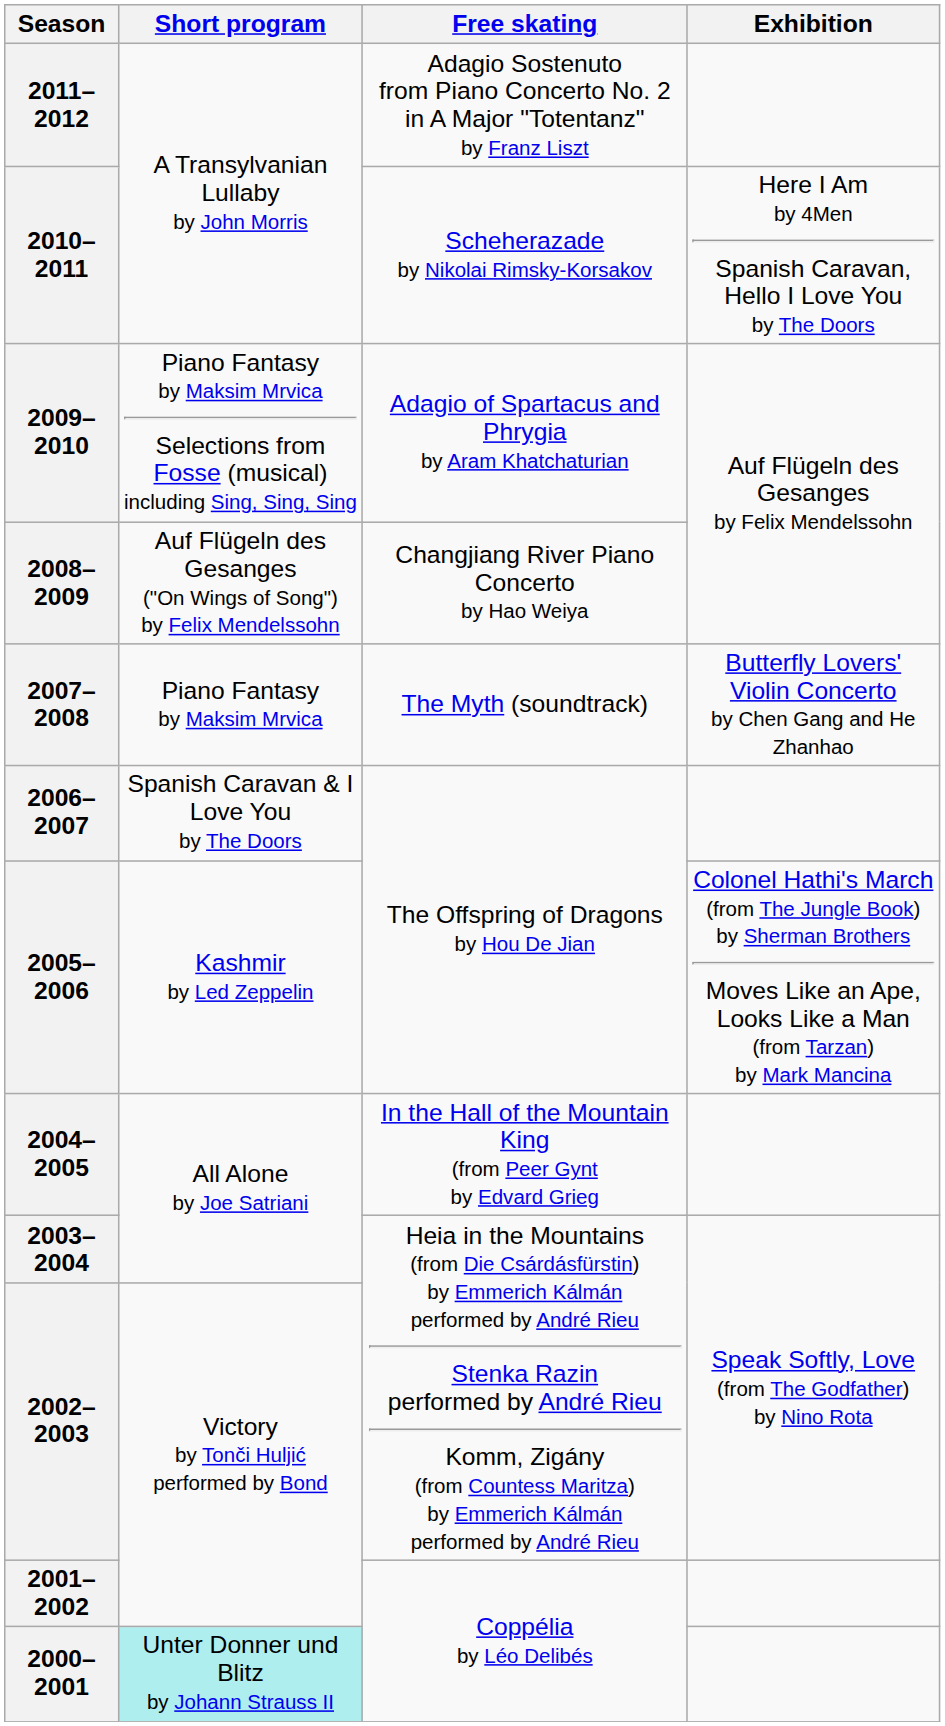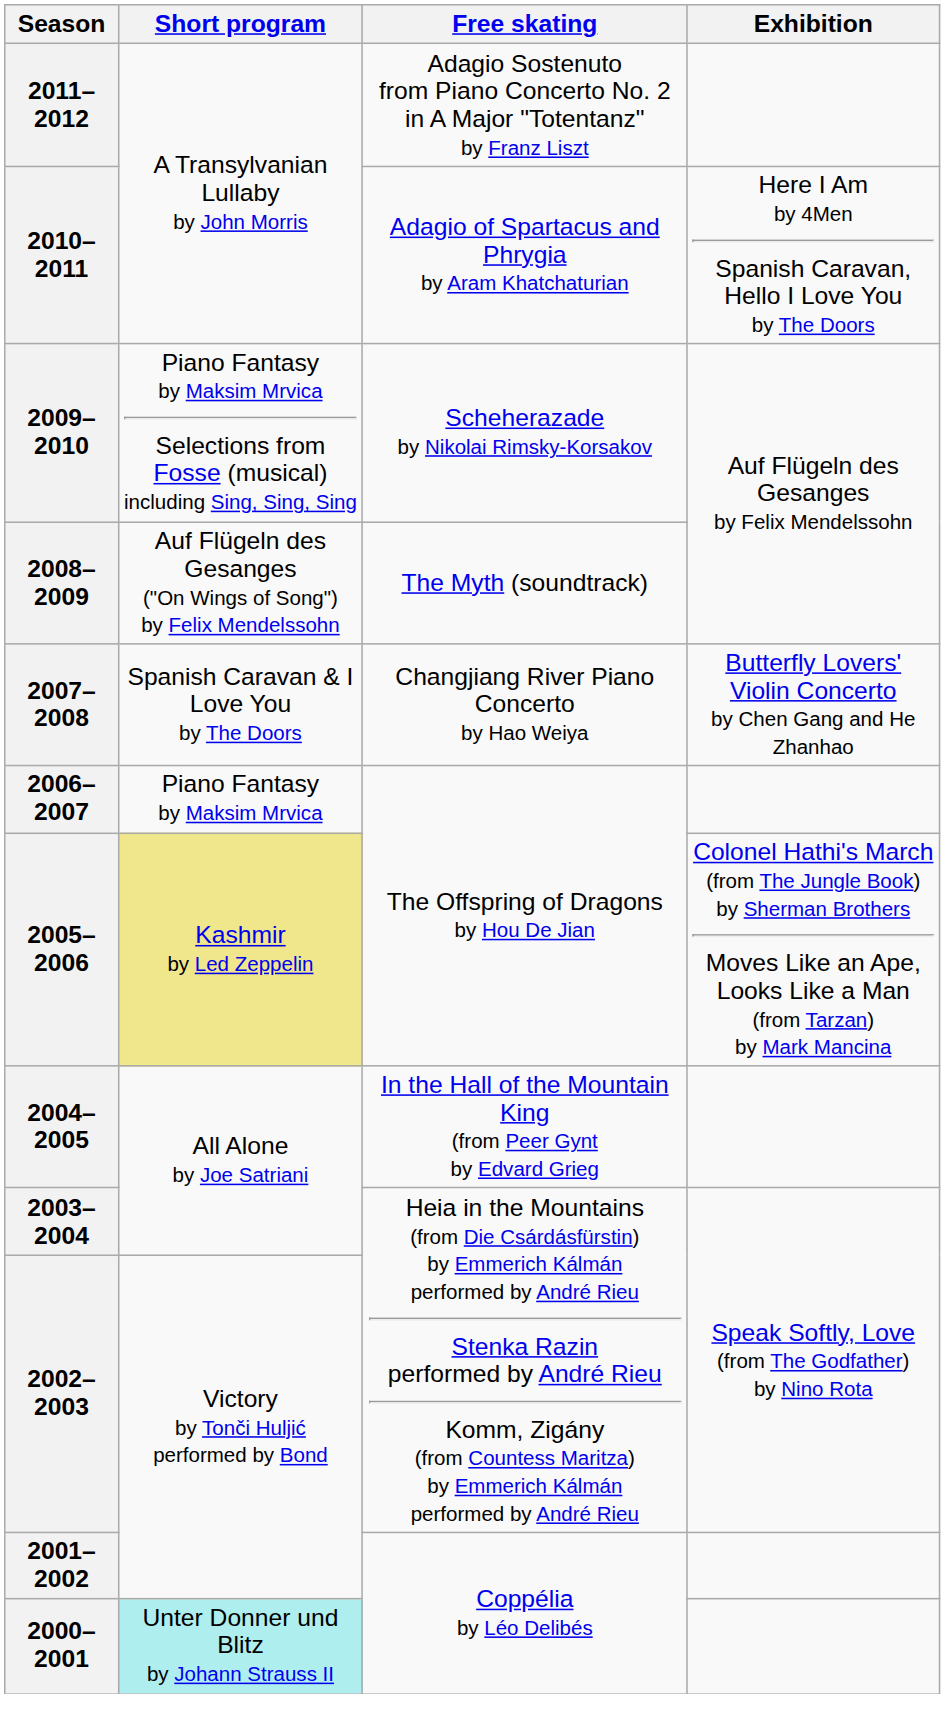(525, 254) Scheherazade by Nikolai Rimsky-Korsakov -> (525, 254) Adagio of Spartacus and Phrygia by Aram Khatchaturian
(525, 432) Adagio of Spartacus and Phrygia by Aram Khatchaturian -> (525, 432) Scheherazade by Nikolai Rimsky-Korsakov
(525, 582) Changjiang River Piano Concerto by Hao Weiya -> (525, 582) The Myth (soundtrack)
(240, 704) Piano Fantasy by Maksim Mrvica -> (240, 704) Spanish Caravan & I Love You by The Doors
(525, 704) The Myth (soundtrack) -> (525, 704) Changjiang River Piano Concerto by Hao Weiya
(240, 812) Spanish Caravan & I Love You by The Doors -> (240, 799) Piano Fantasy by Maksim Mrvica
(240, 976) no background -> (240, 949) khaki background
